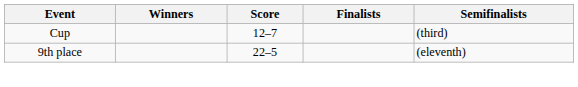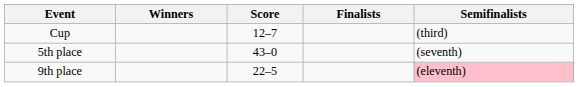+ row: (60, 52)
(441, 52) no background -> (441, 71) pink background
